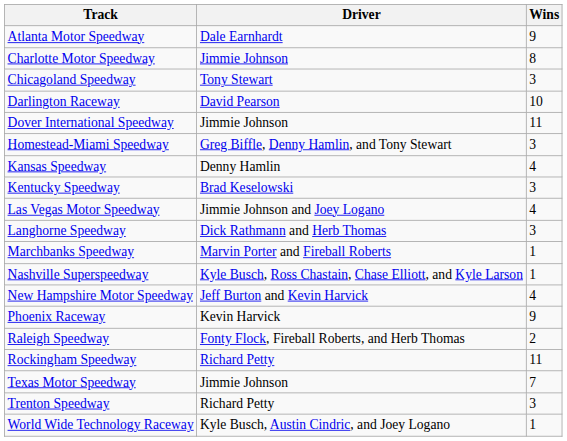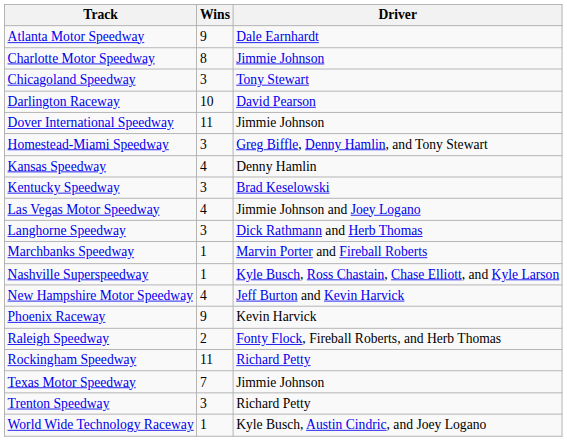columns swapped: (361, 15) <-> (544, 15)
